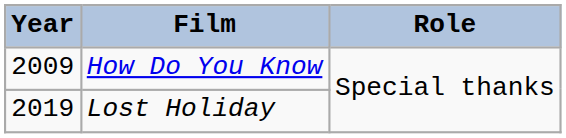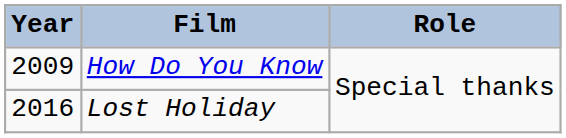(43, 111) 2019 -> (43, 111) 2016
